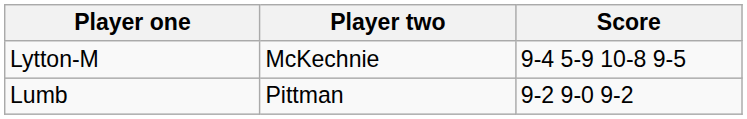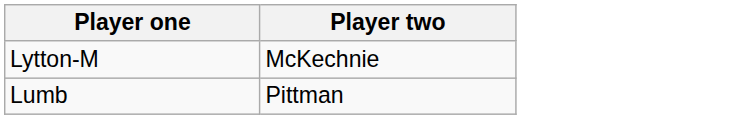- column: (629, 22)
